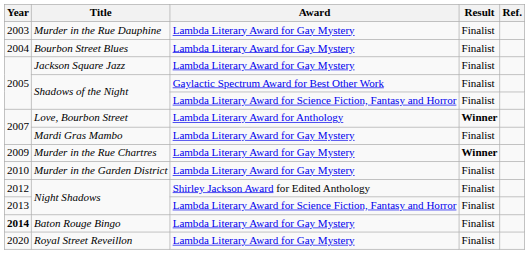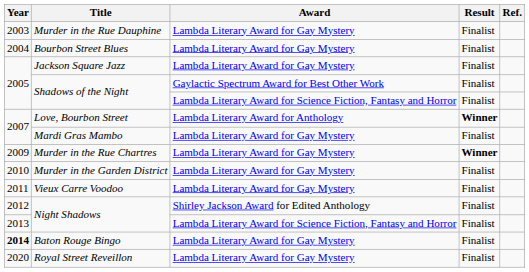+ row: (79, 188)
